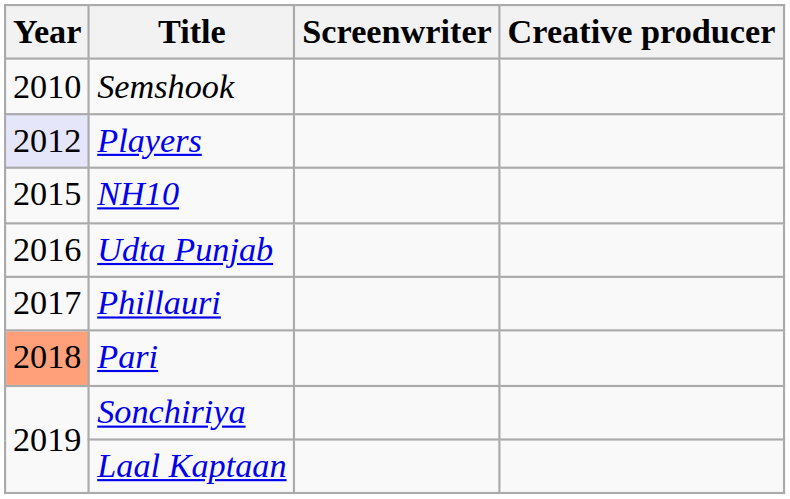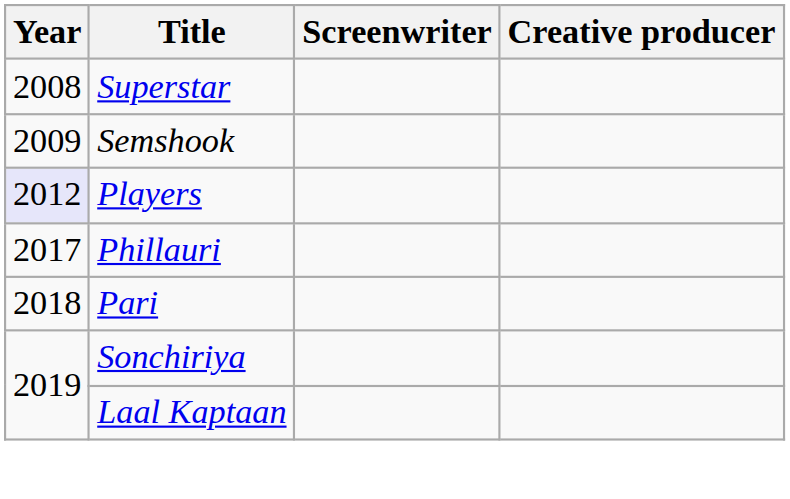+ row: (164, 85)
(47, 85) 2010 -> (47, 140) 2009
- row: (138, 194)
- row: (185, 248)
(47, 357) lightsalmon background -> (47, 303) no background
